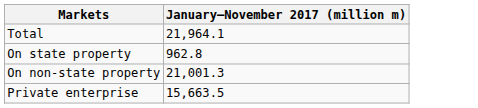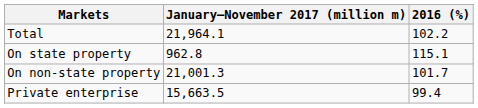+ column: (441, 14)
